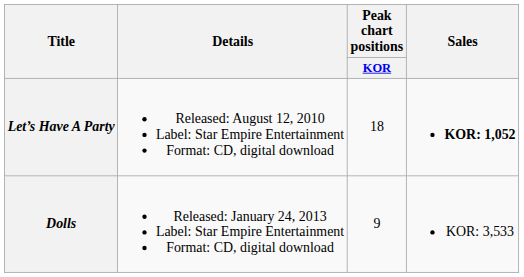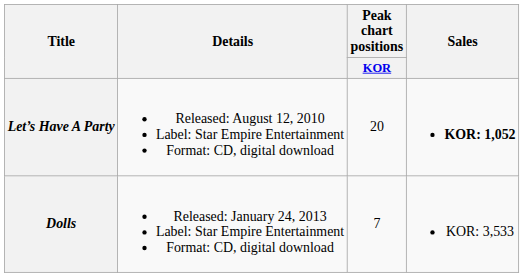(377, 127) 18 -> (377, 127) 20
(377, 223) 9 -> (377, 223) 7
